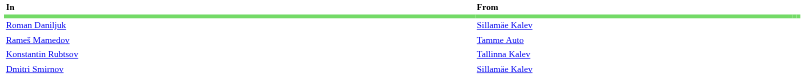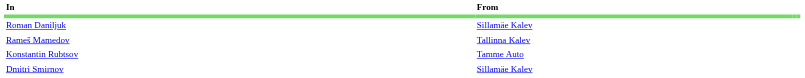(500, 40) Tamme Auto -> (504, 40) Tallinna Kalev
(504, 54) Tallinna Kalev -> (500, 54) Tamme Auto
